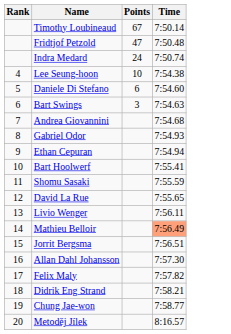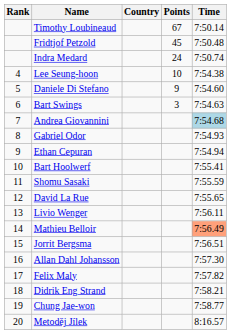+ column: (142, 12)
(137, 43) 47 -> (177, 43) 45
(137, 89) 6 -> (177, 89) 9
(169, 120) no background -> (209, 120) lightblue background
